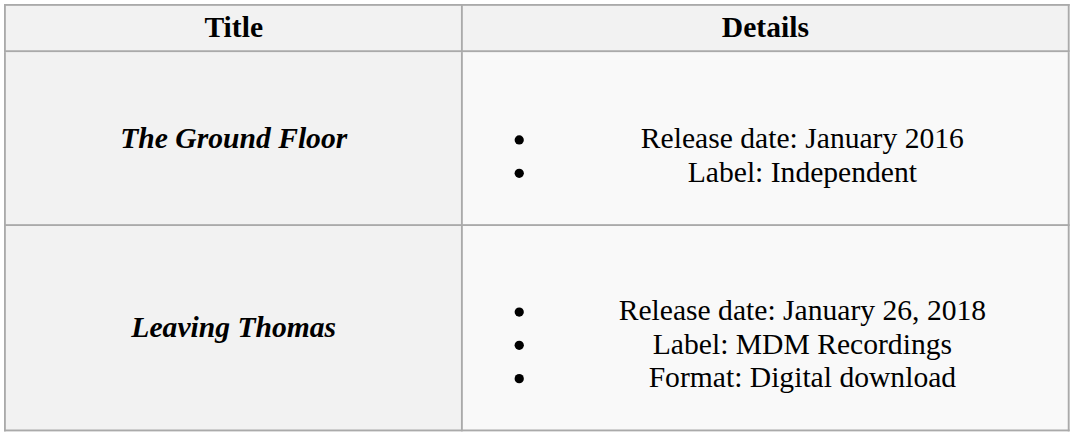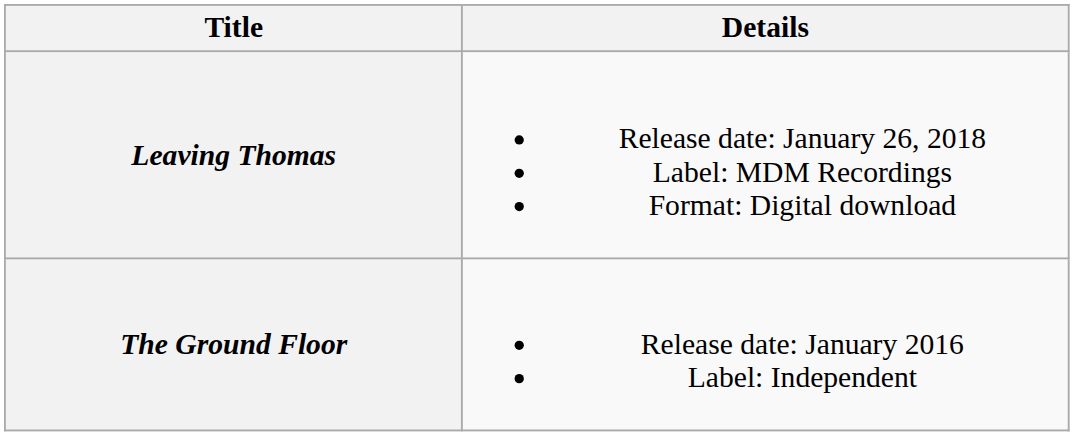rows swapped: (234, 137) <-> (234, 327)
